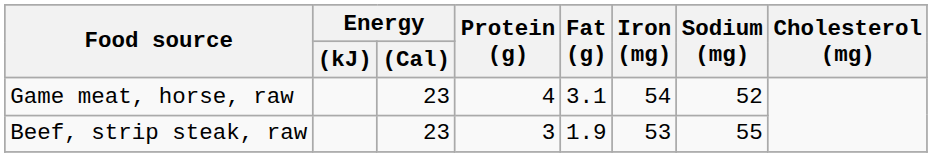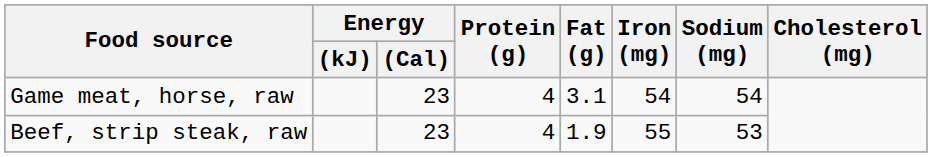(749, 97) 52 -> (749, 97) 54
(548, 133) 3 -> (548, 133) 4
(658, 133) 53 -> (658, 133) 55
(749, 133) 55 -> (749, 133) 53
